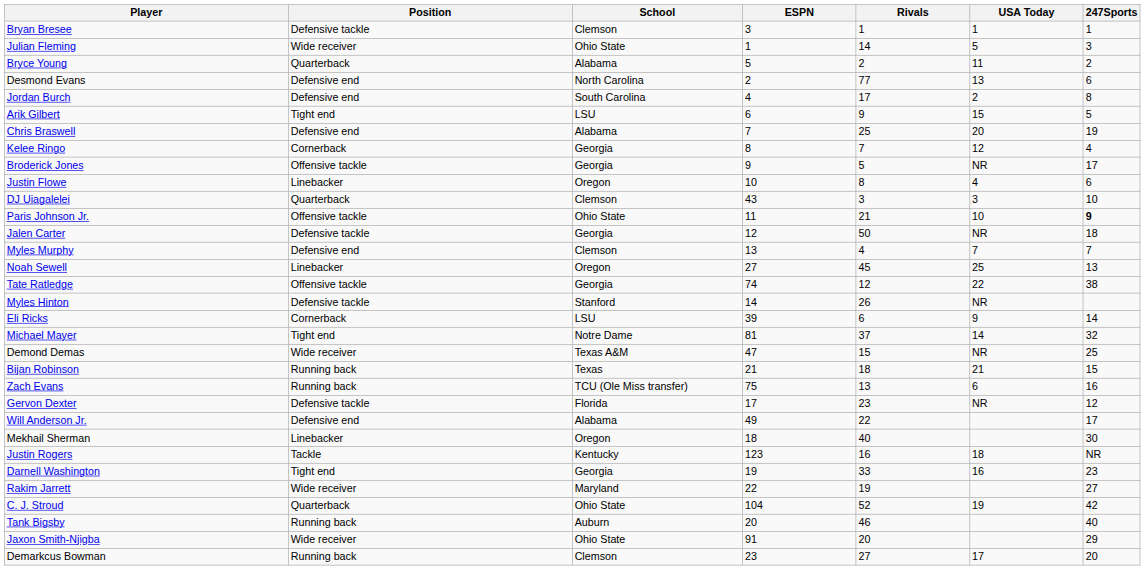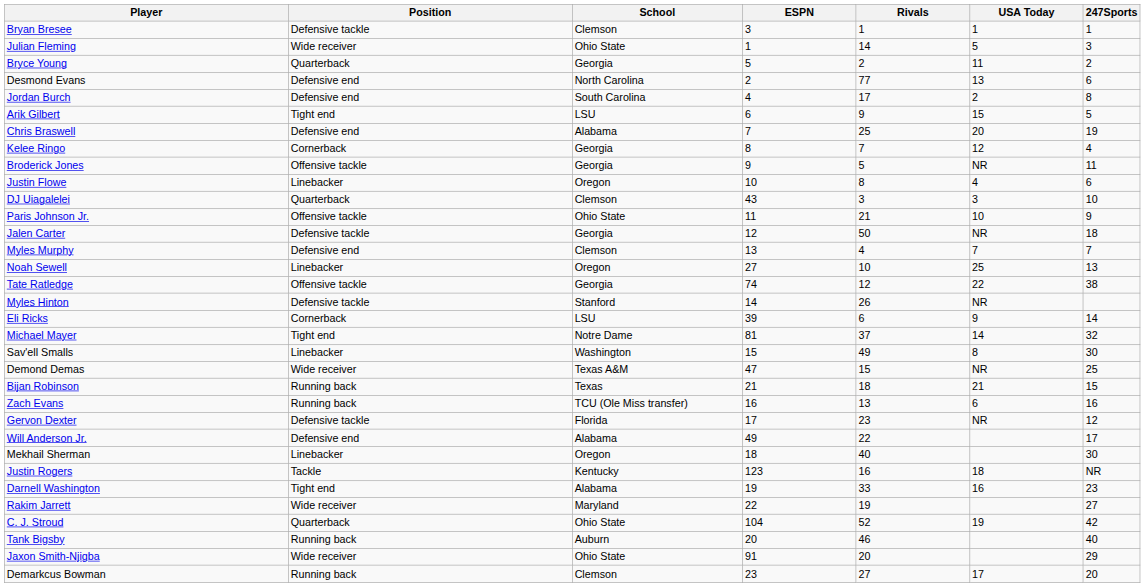(596, 64) Alabama -> (594, 64) Georgia
(1092, 166) 17 -> (1091, 166) 11
(1089, 217) bold -> (1089, 217) normal
(865, 268) 45 -> (865, 268) 10
+ row: (40, 353)
(751, 387) 75 -> (751, 404) 16
(594, 472) Georgia -> (596, 489) Alabama
